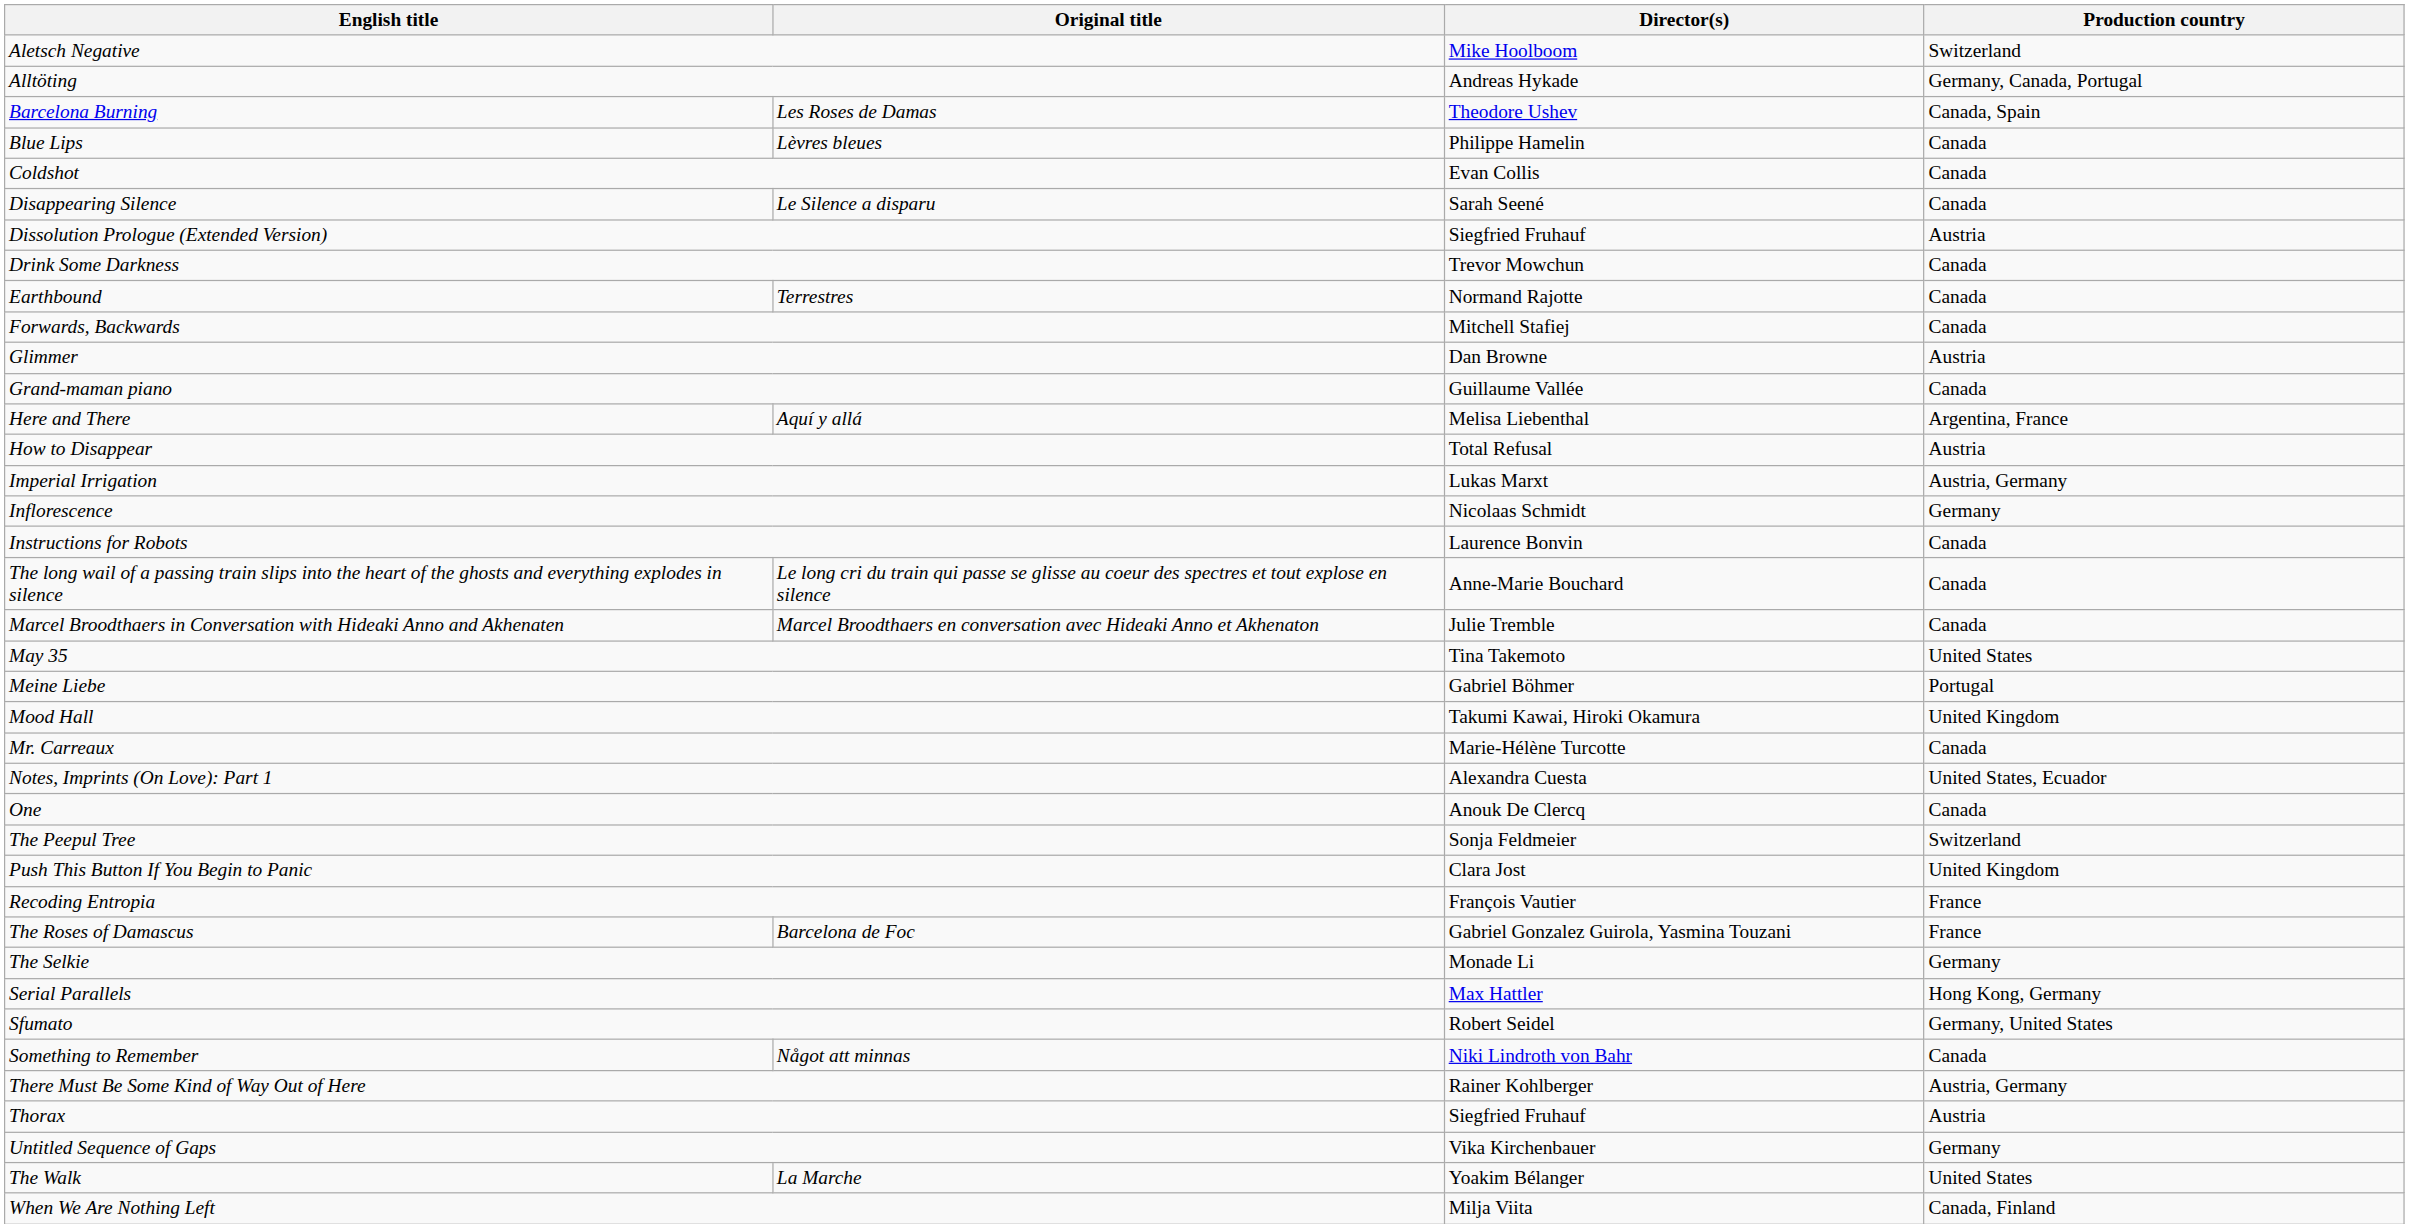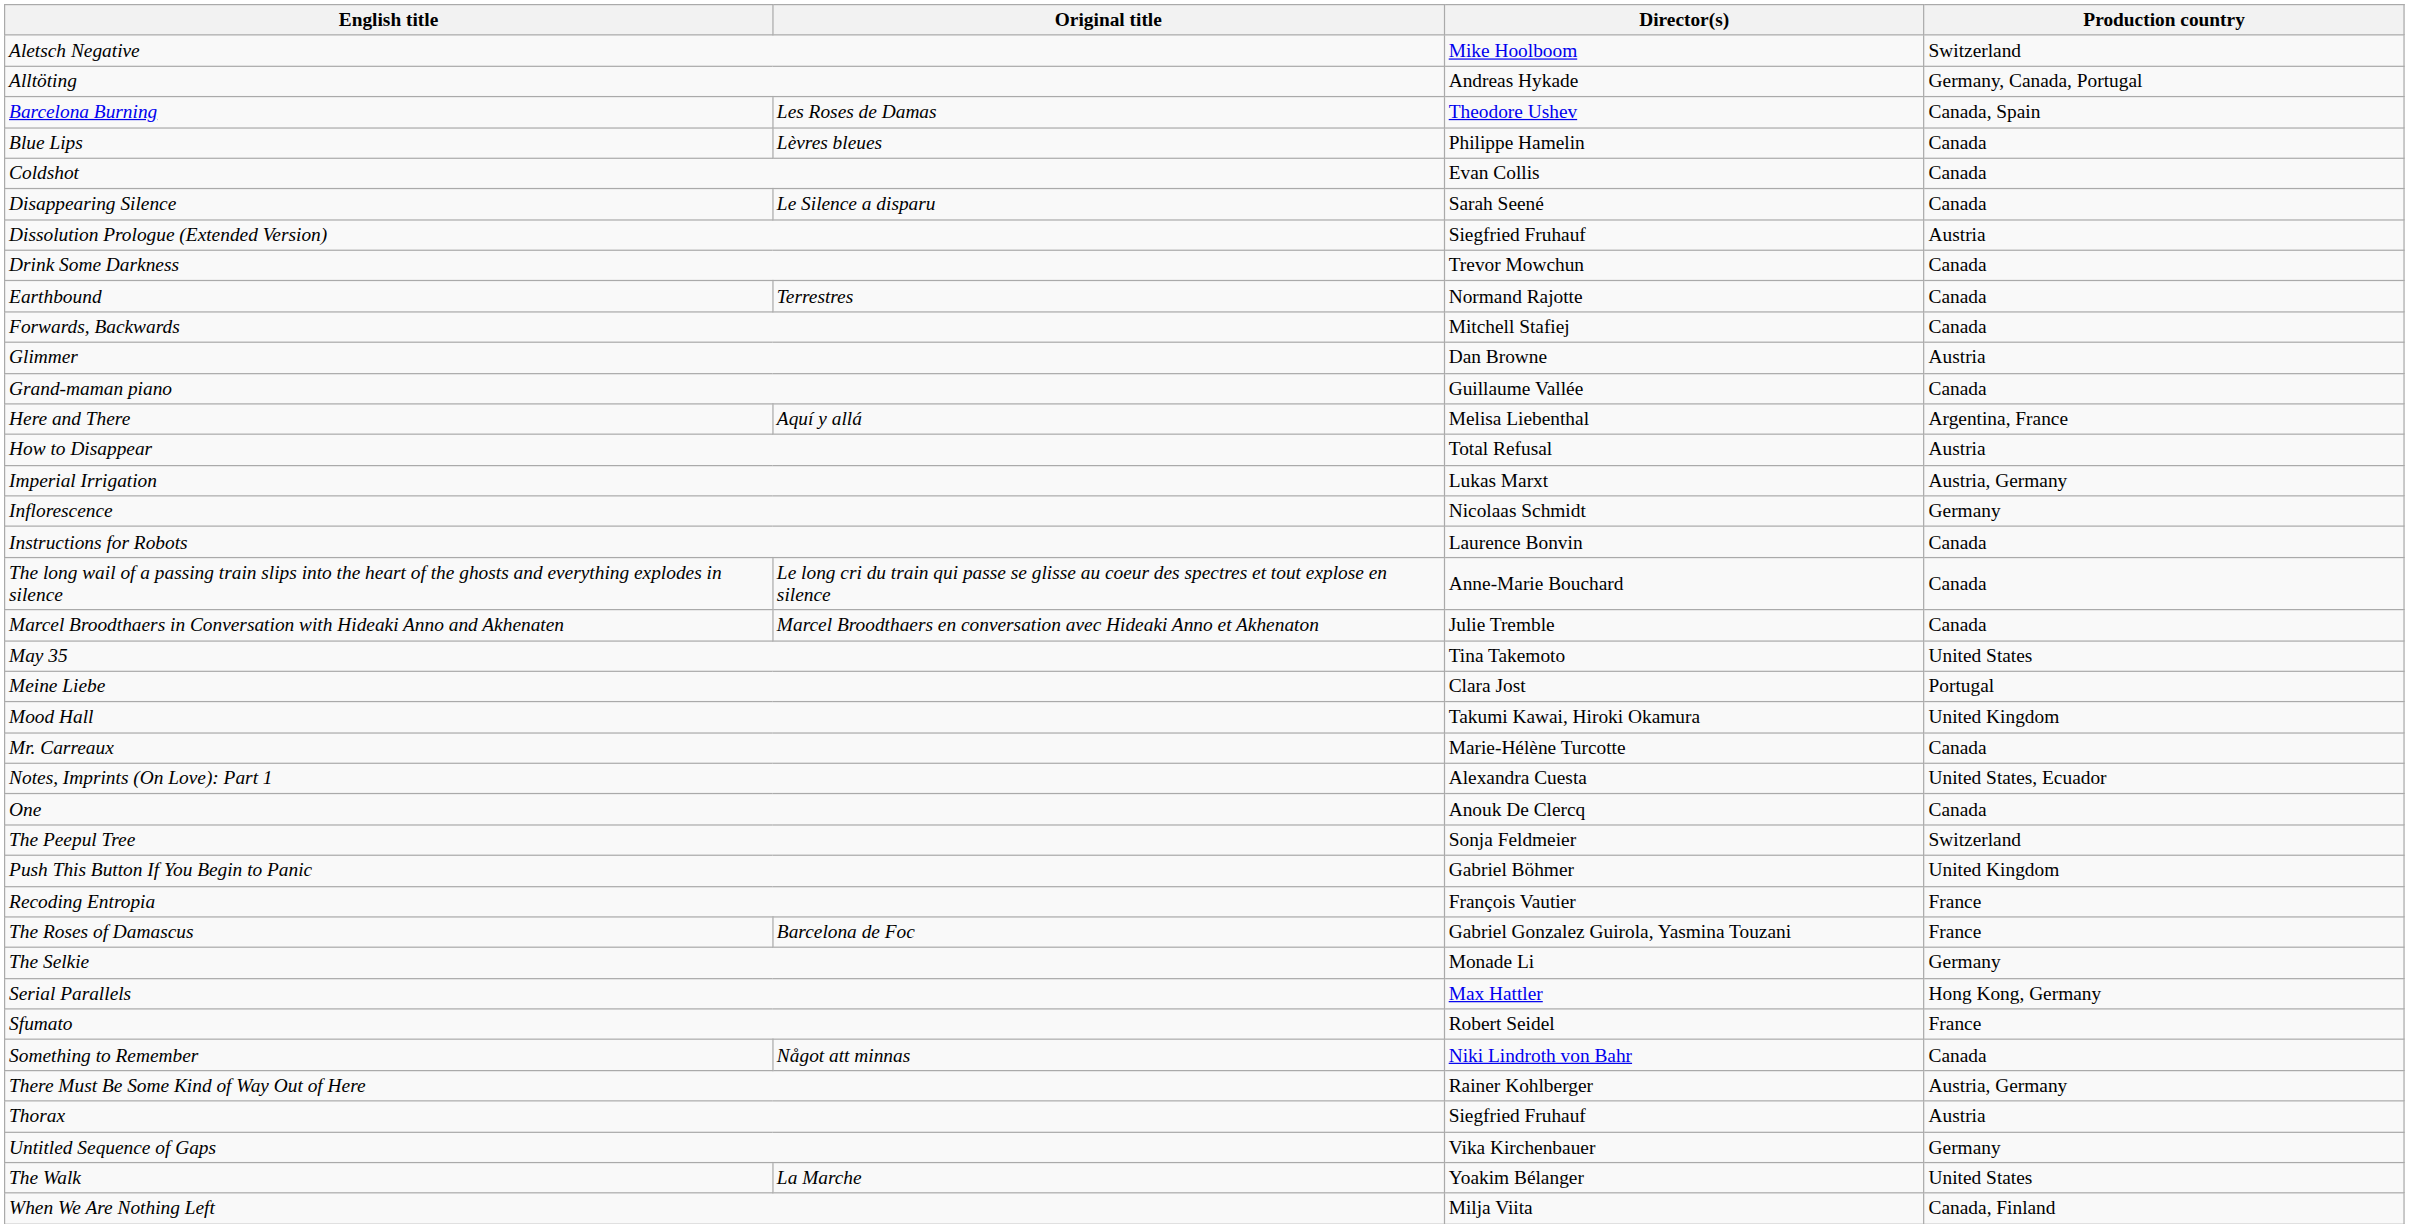(1511, 686) Gabriel Böhmer -> (1487, 686) Clara Jost
(1487, 870) Clara Jost -> (1511, 870) Gabriel Böhmer
(2021, 1024) Germany, United States -> (1955, 1024) France
